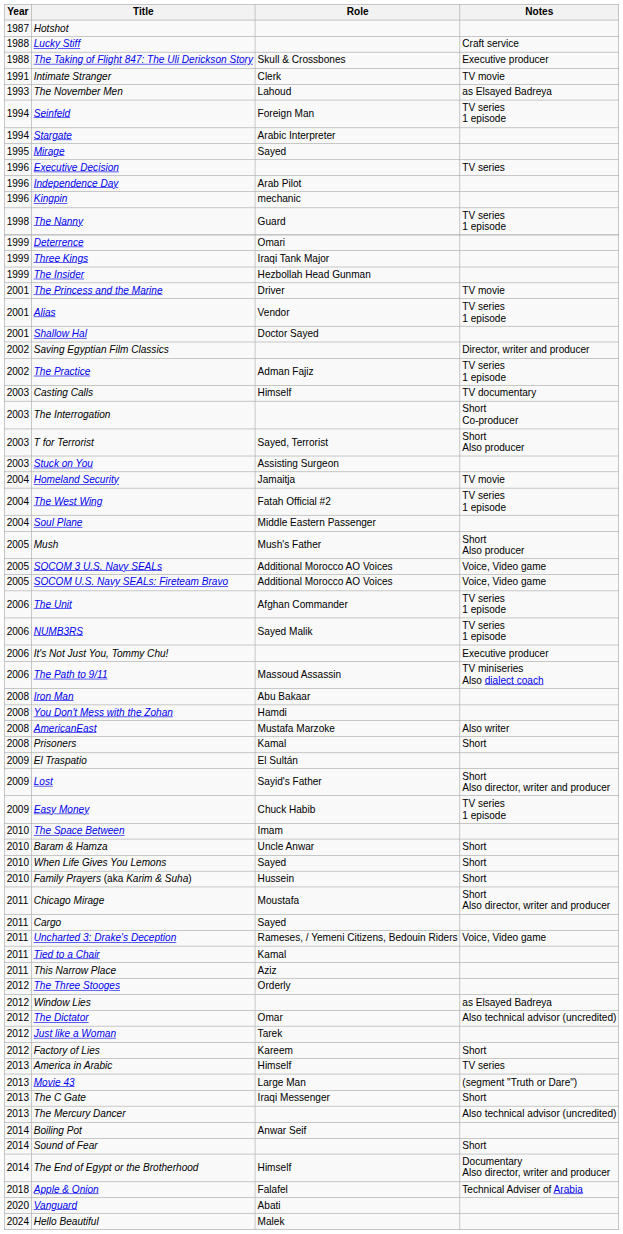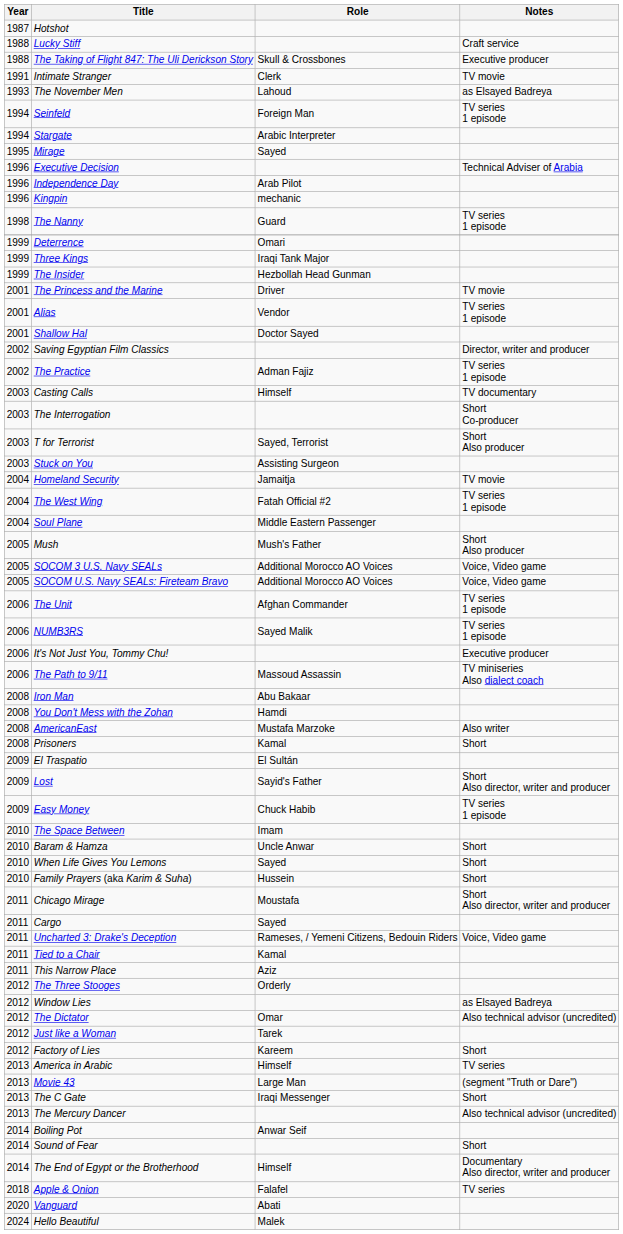(484, 167) TV series -> (523, 167) Technical Adviser of Arabia
(523, 1189) Technical Adviser of Arabia -> (484, 1189) TV series
